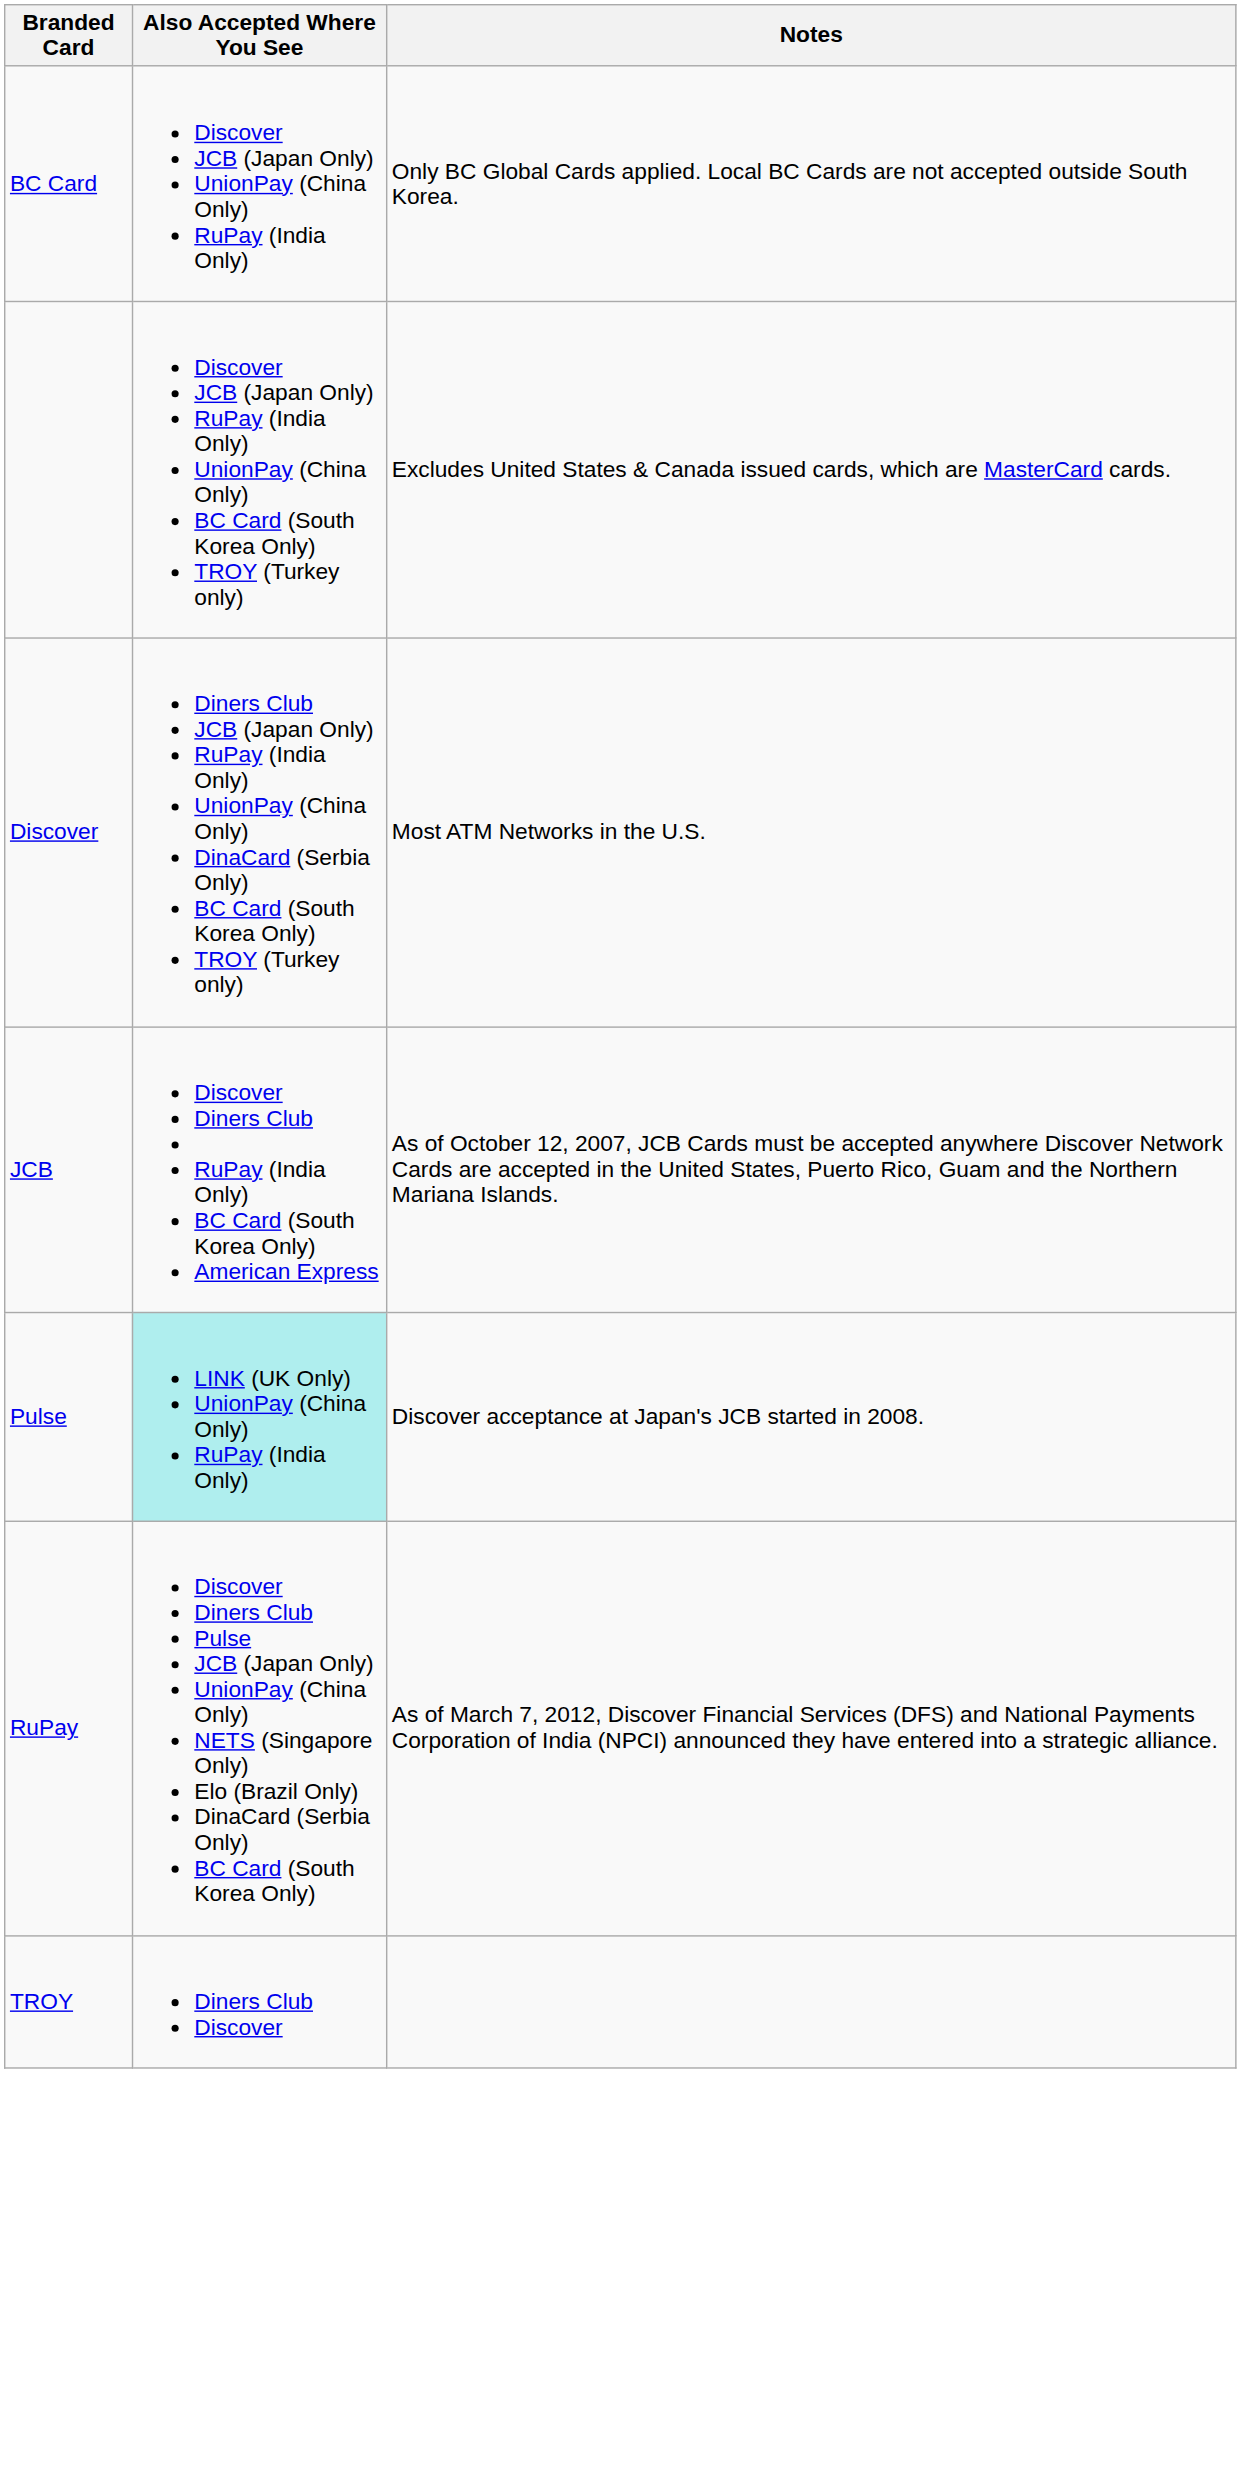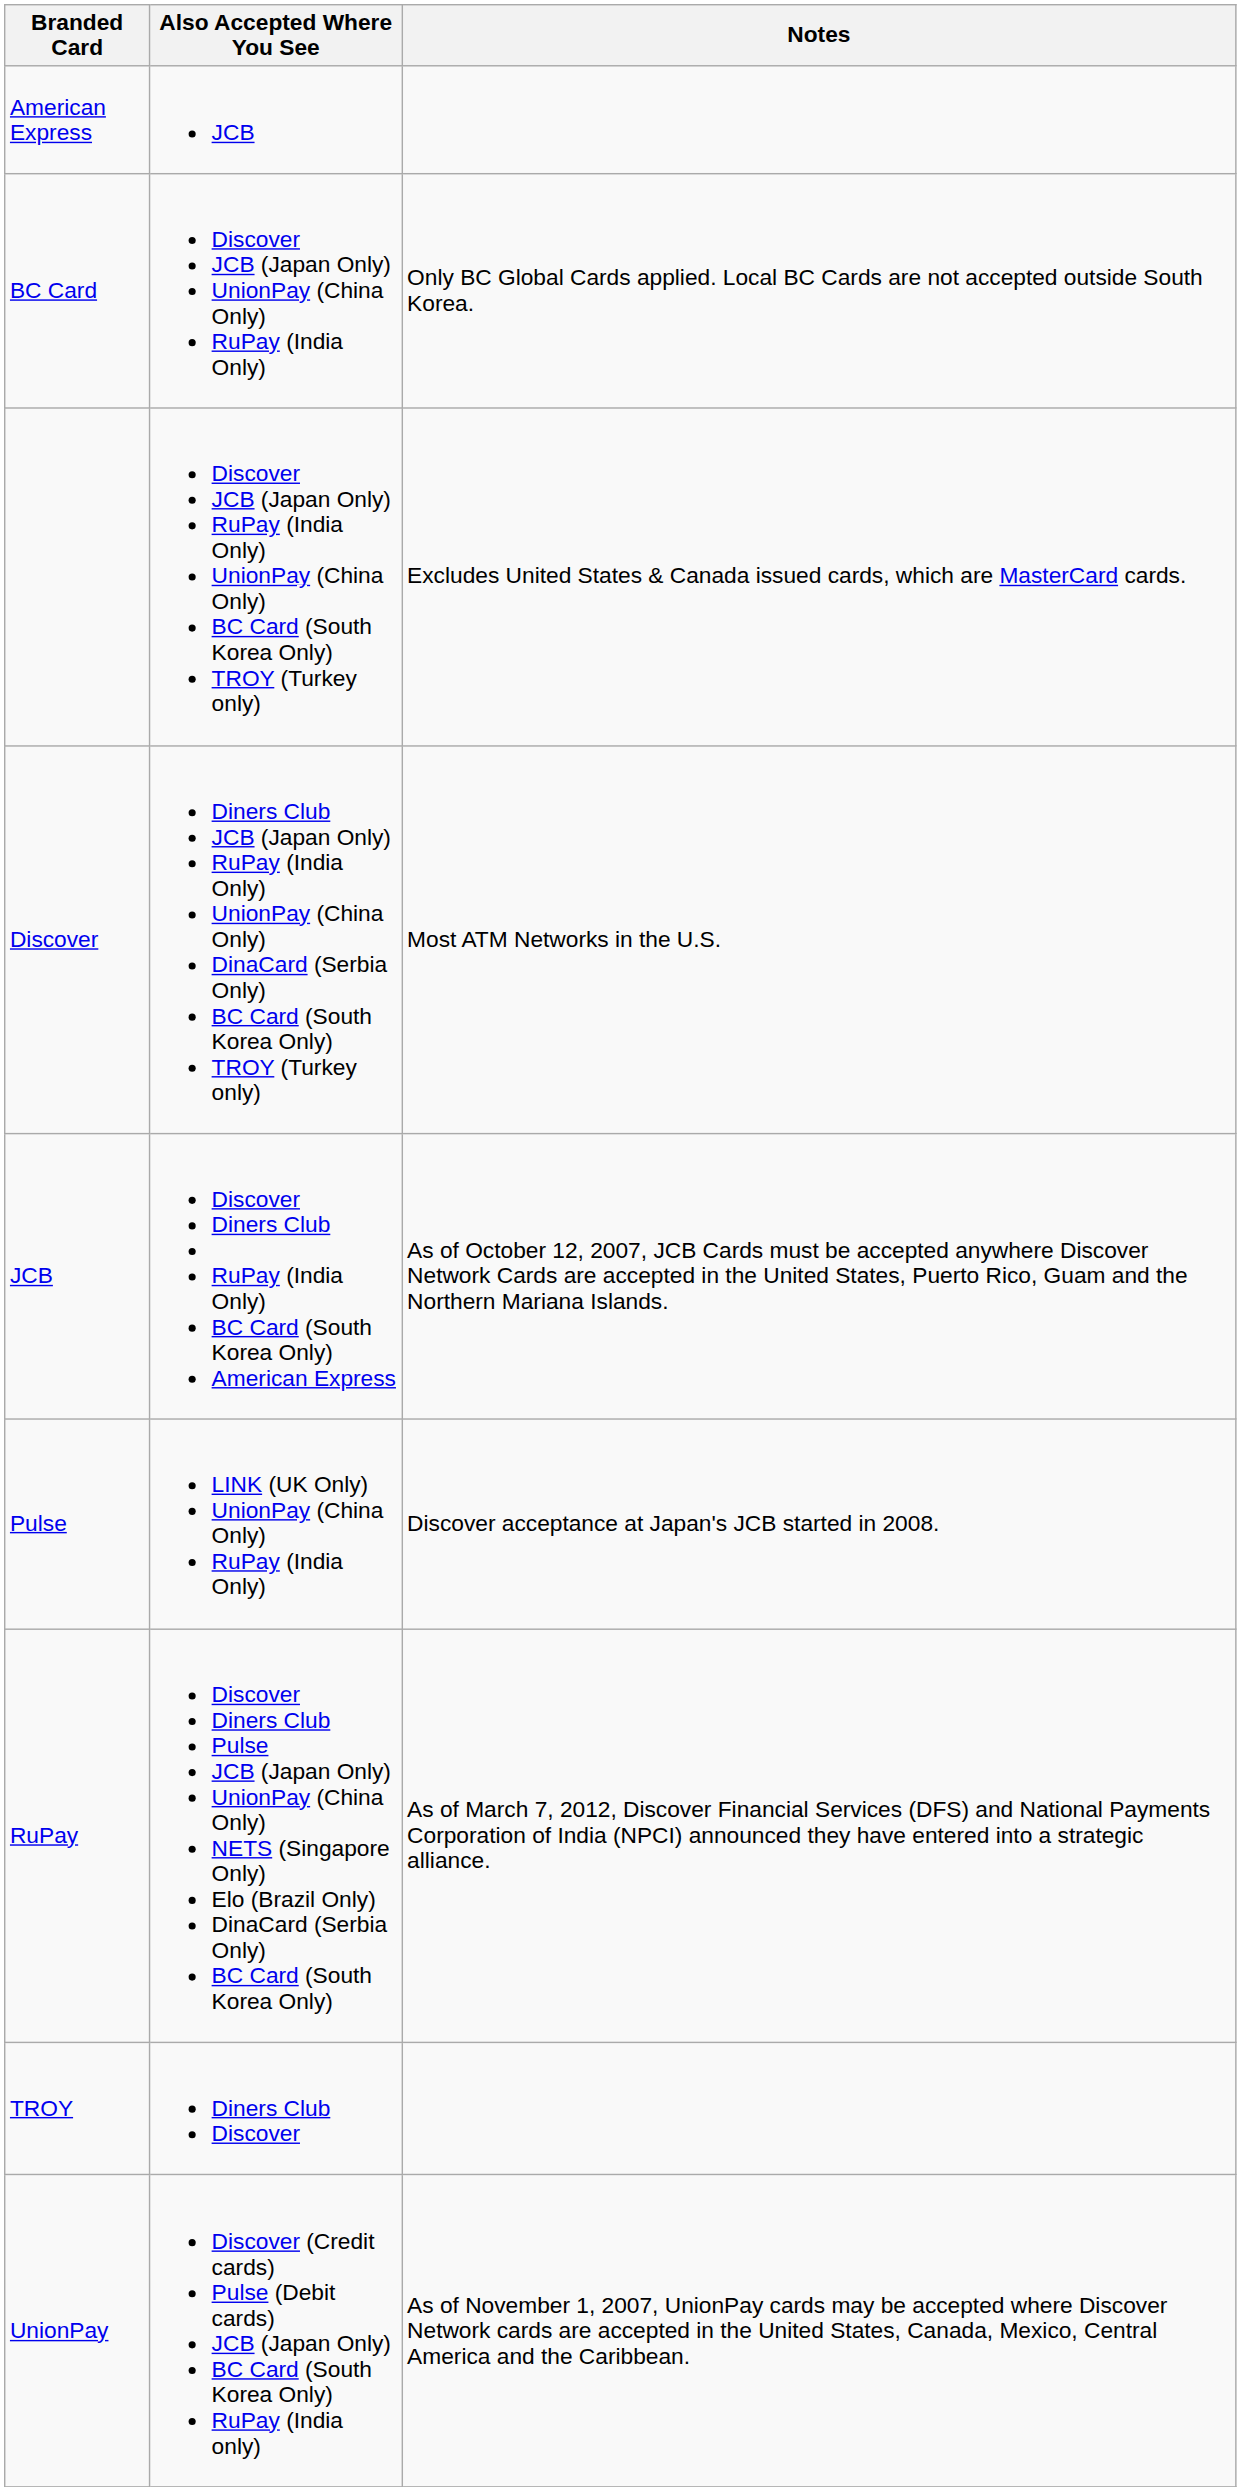+ row: (58, 119)
(259, 1430) paleturquoise background -> (276, 1537) no background
+ row: (59, 2330)
